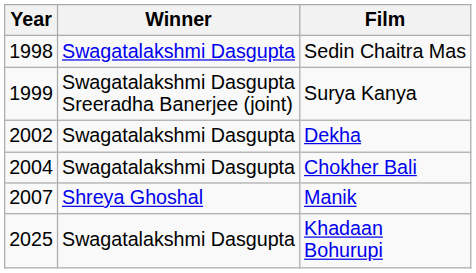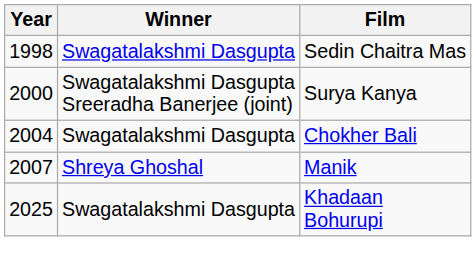(31, 93) 1999 -> (31, 93) 2000
- row: (333, 135)
